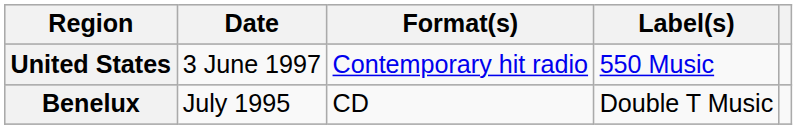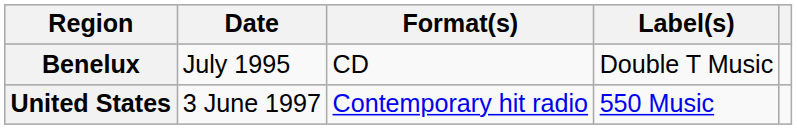rows swapped: (91, 104) <-> (91, 64)
